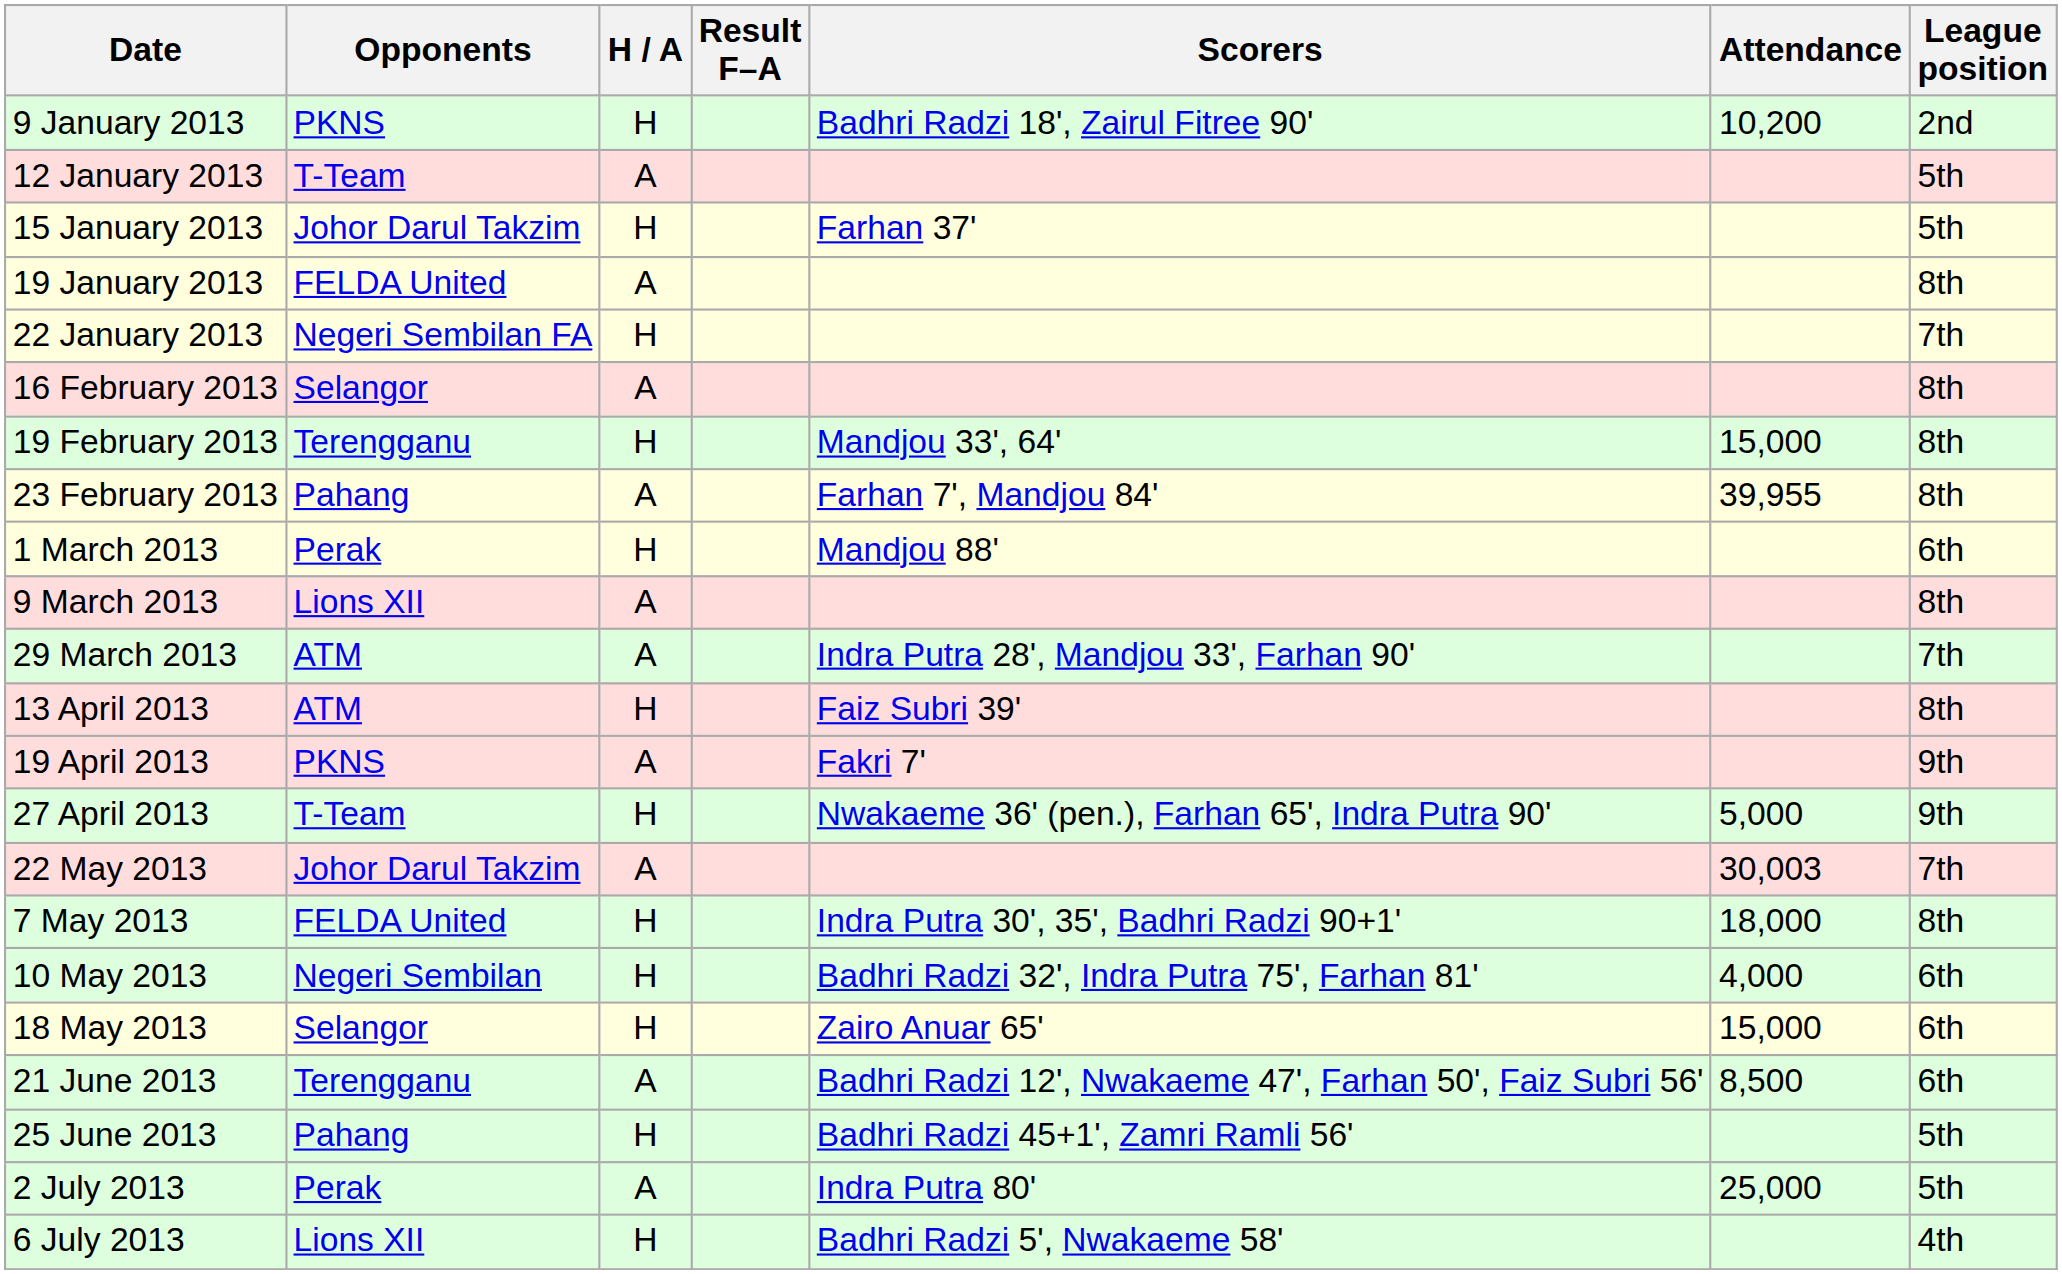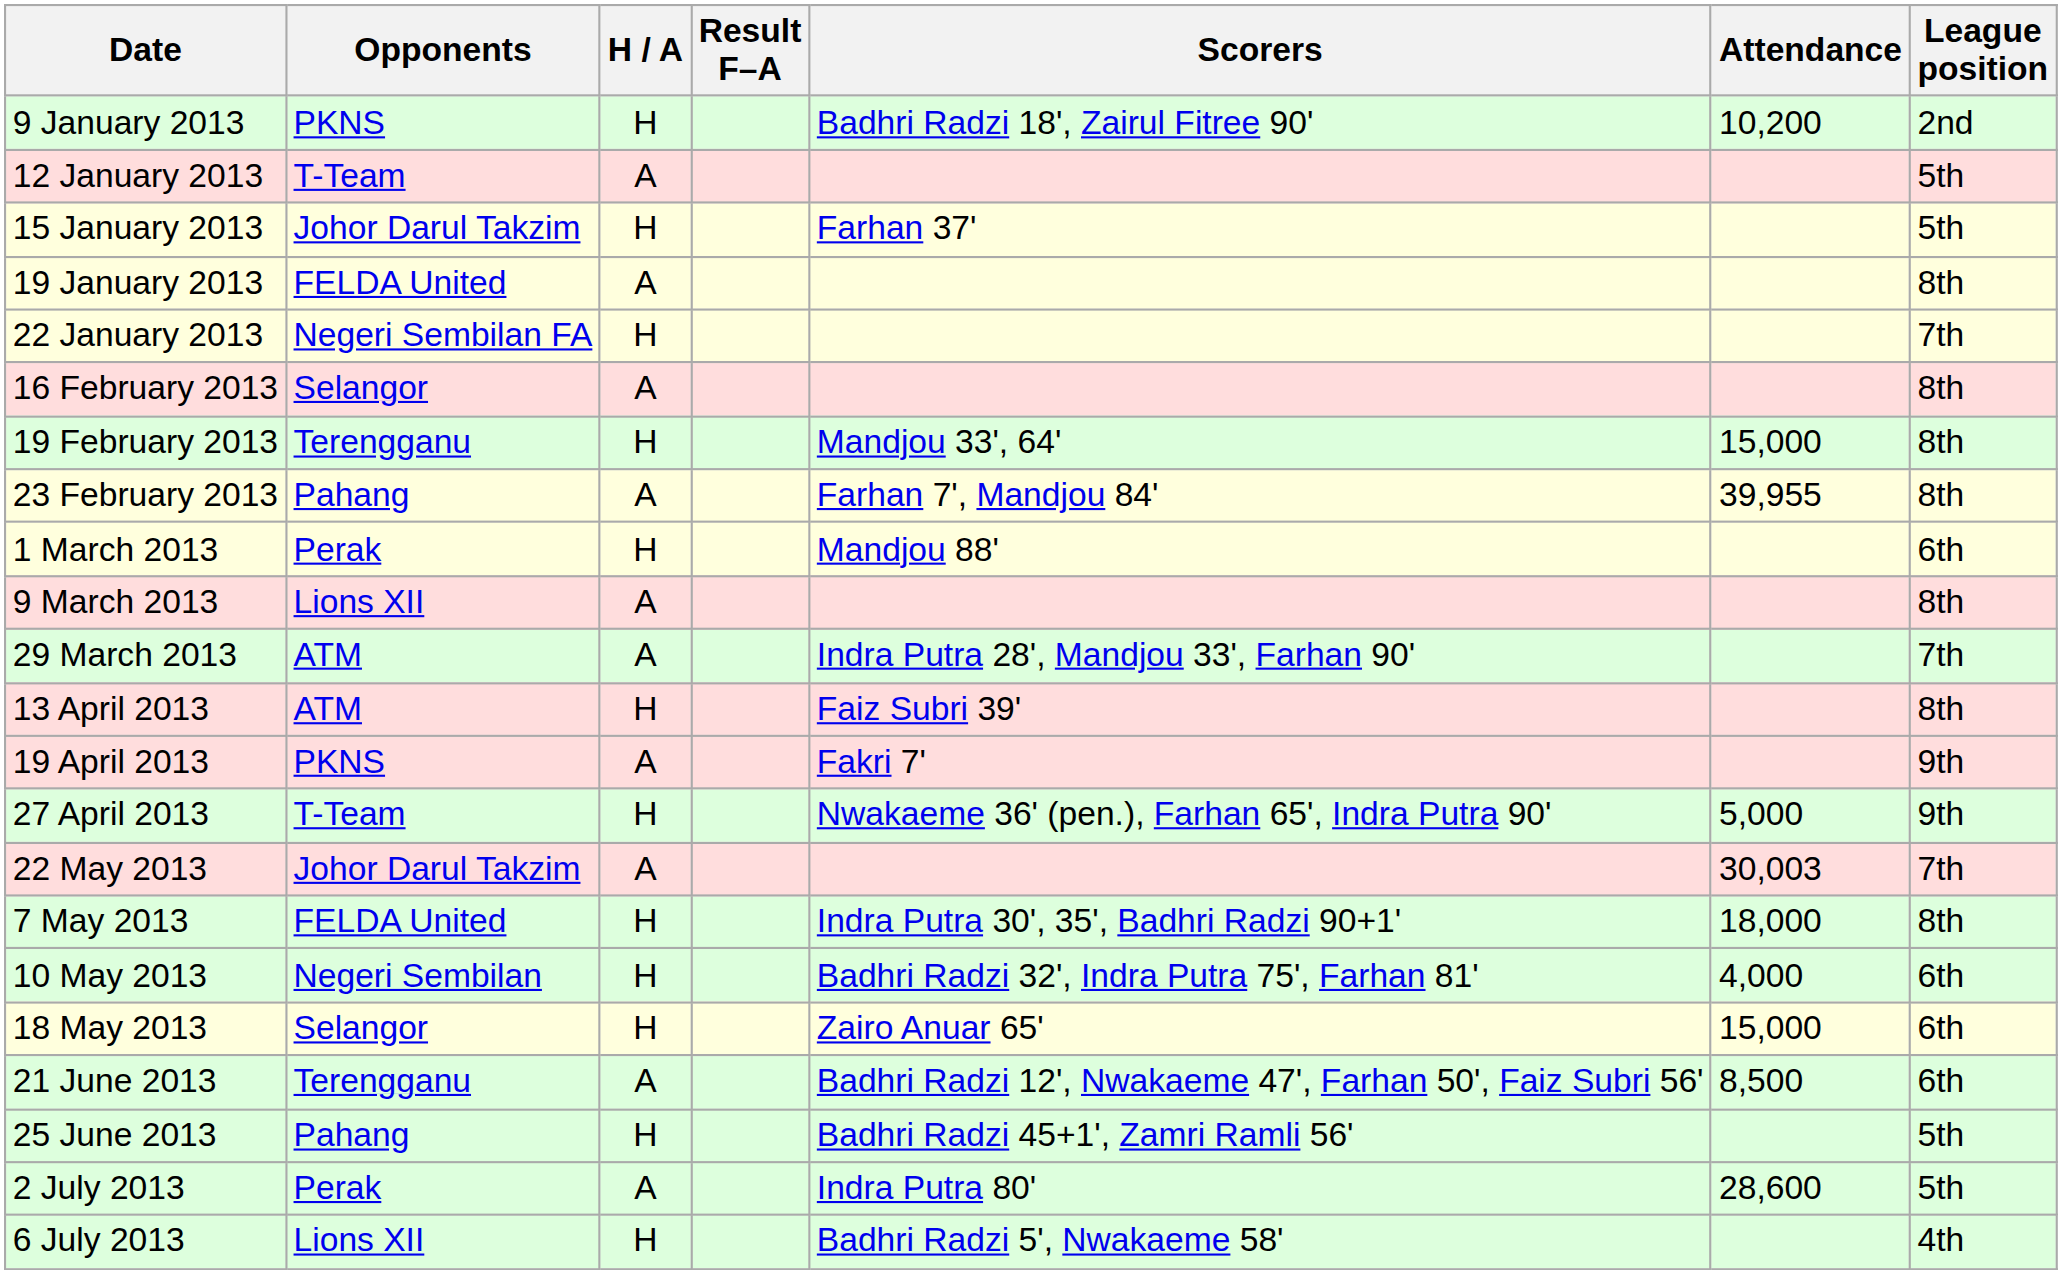(1770, 1187) 25,000 -> (1770, 1187) 28,600
